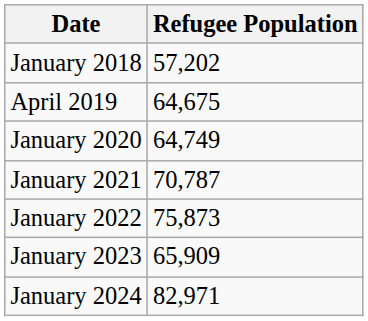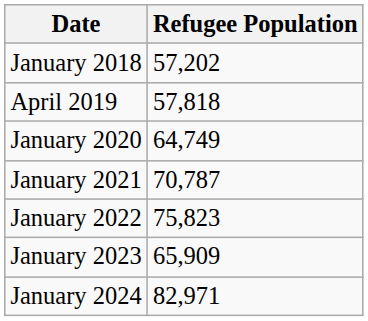(187, 101) 64,675 -> (187, 101) 57,818
(187, 218) 75,873 -> (187, 218) 75,823
